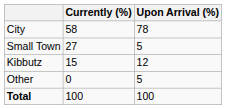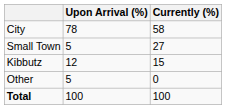columns swapped: (178, 12) <-> (99, 12)
